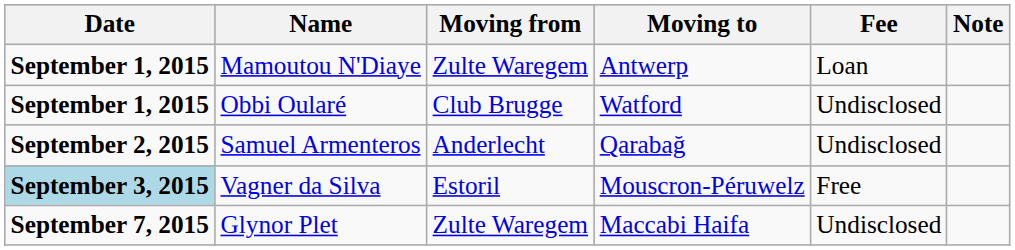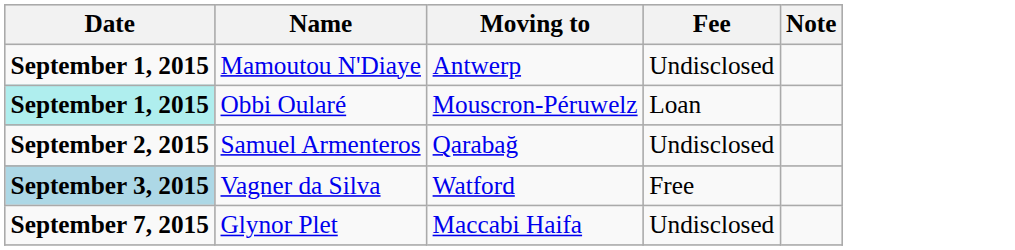- column: (510, 24)
(842, 64) Loan -> (712, 64) Undisclosed
(110, 104) no background -> (110, 104) paleturquoise background
(641, 104) Watford -> (535, 104) Mouscron-Péruwelz
(879, 104) Undisclosed -> (675, 104) Loan
(702, 184) Mouscron-Péruwelz -> (474, 184) Watford
